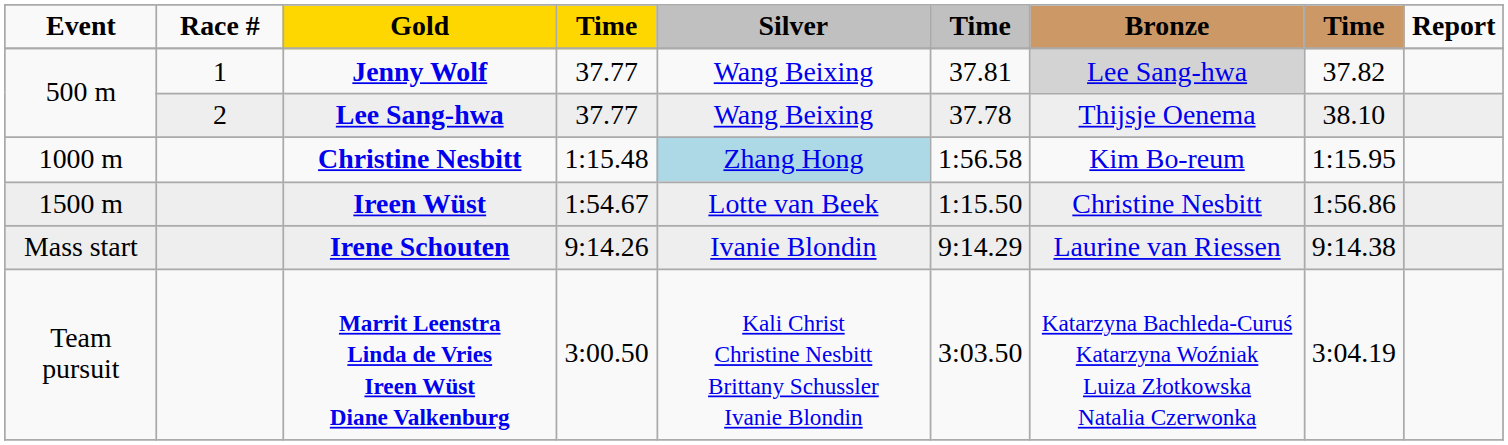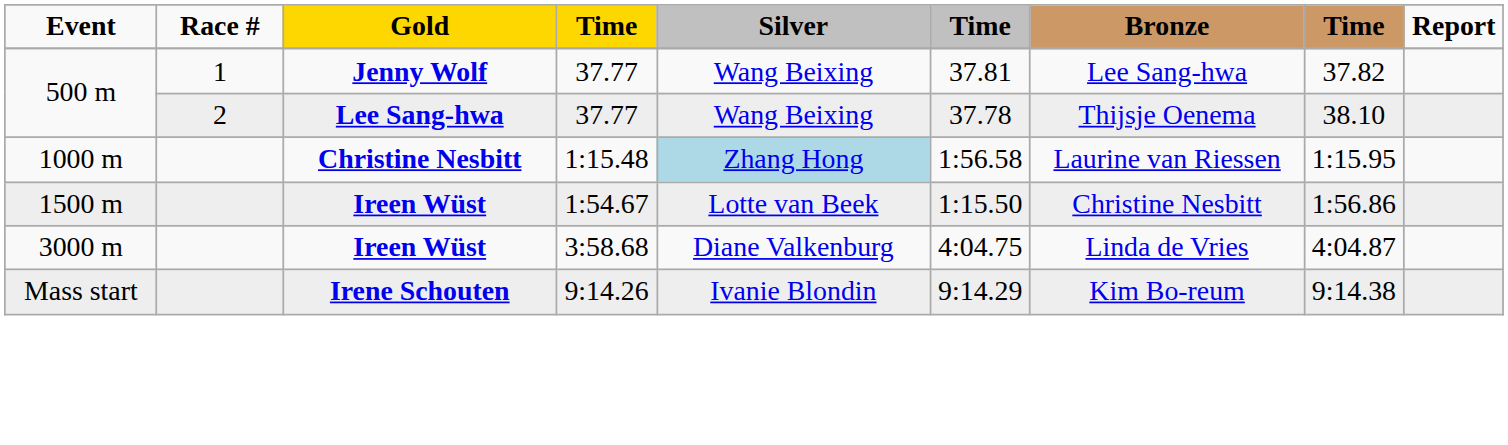(1167, 70) lightgrey background -> (1167, 70) no background
(1167, 159) Kim Bo-reum -> (1167, 159) Laurine van Riessen
+ row: (81, 247)
(1167, 247) Laurine van Riessen -> (1167, 291) Kim Bo-reum
- row: (81, 354)
